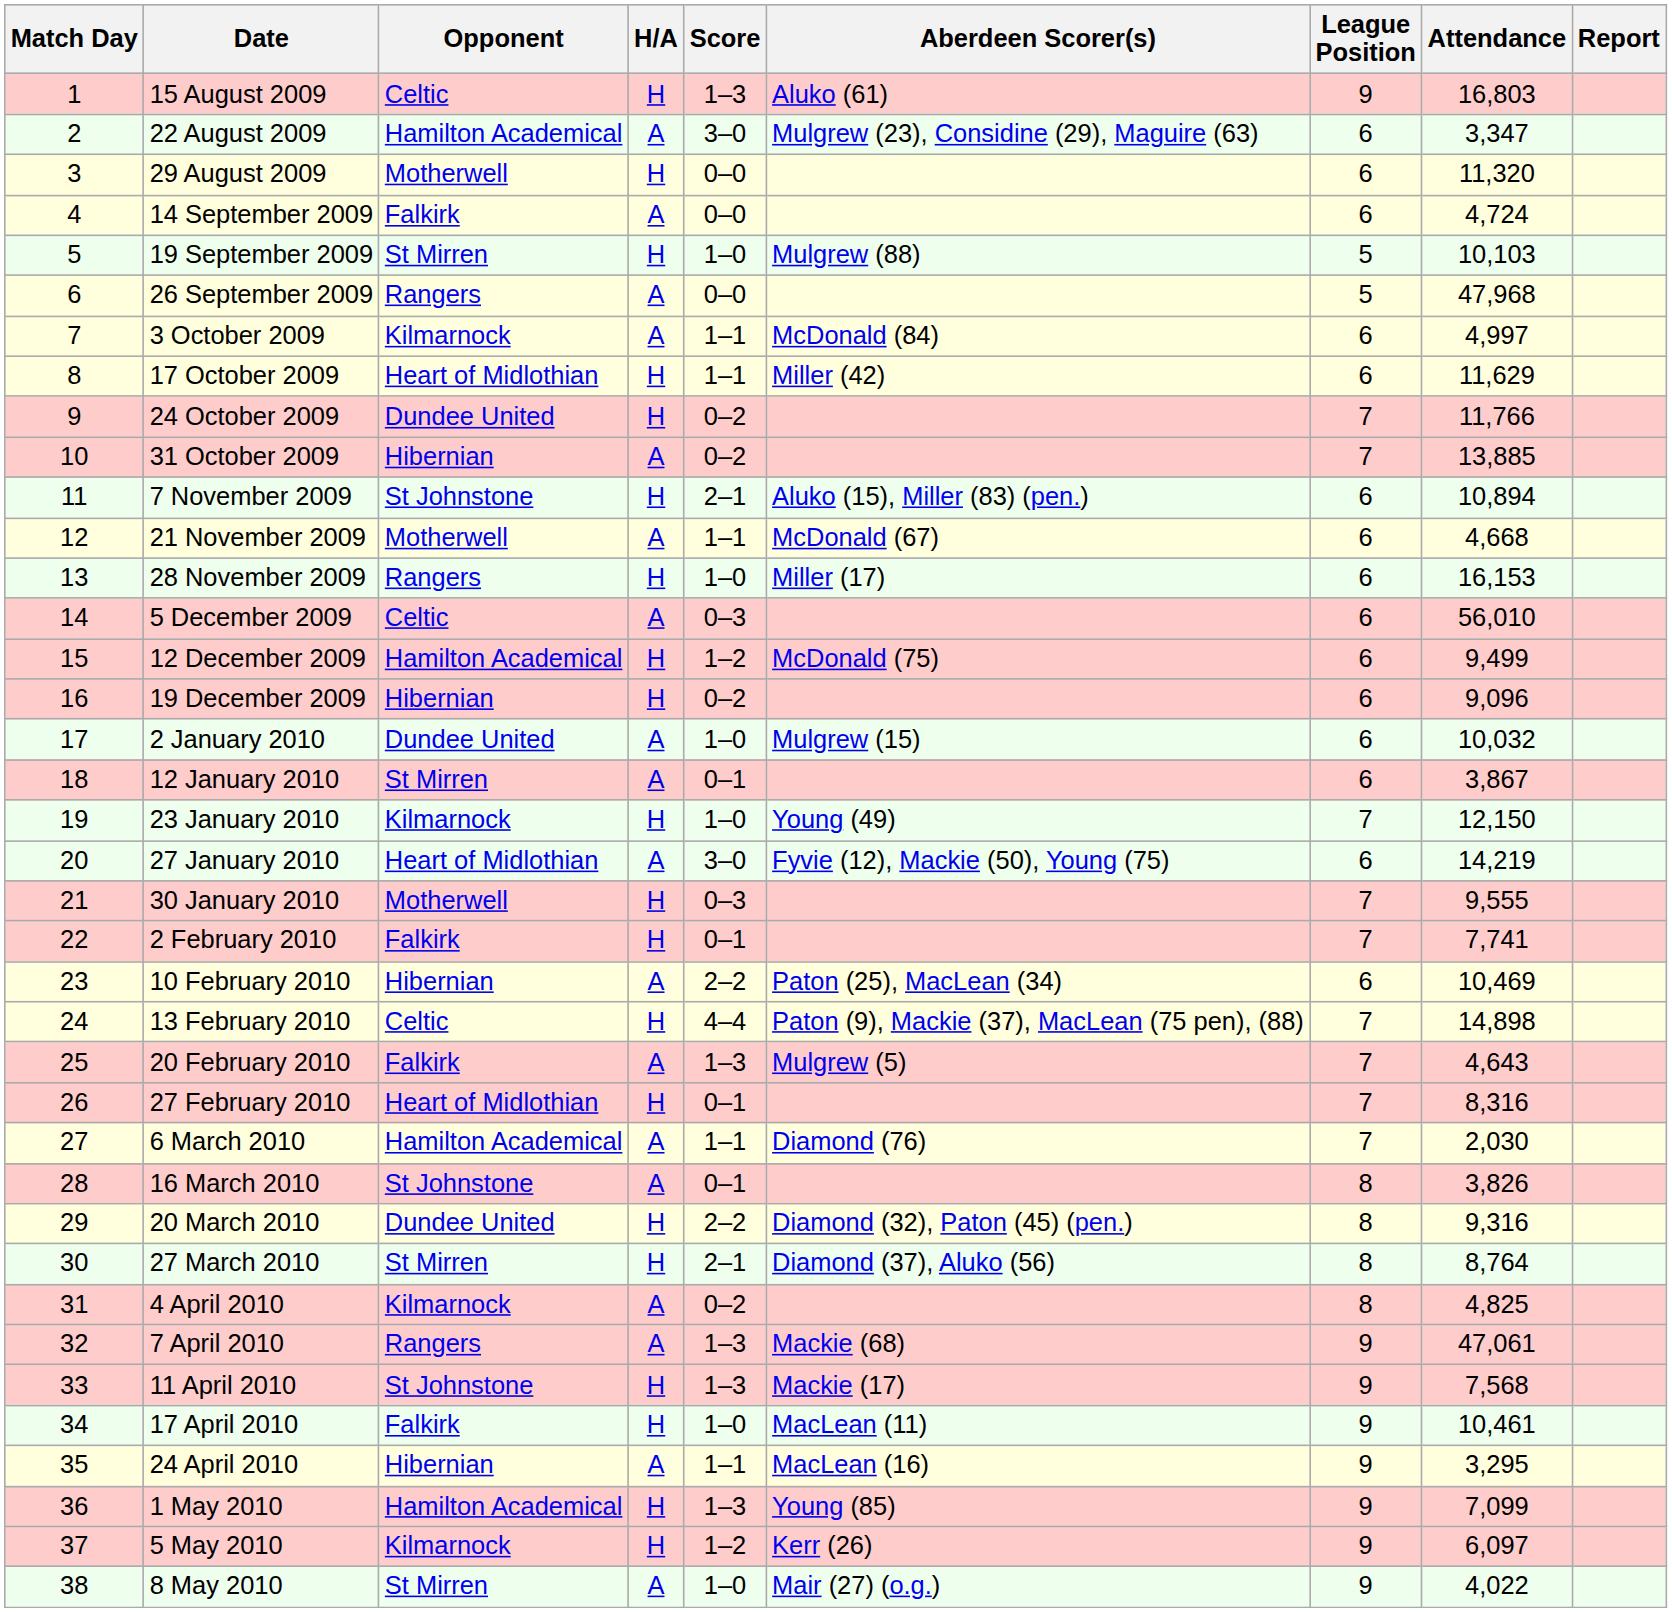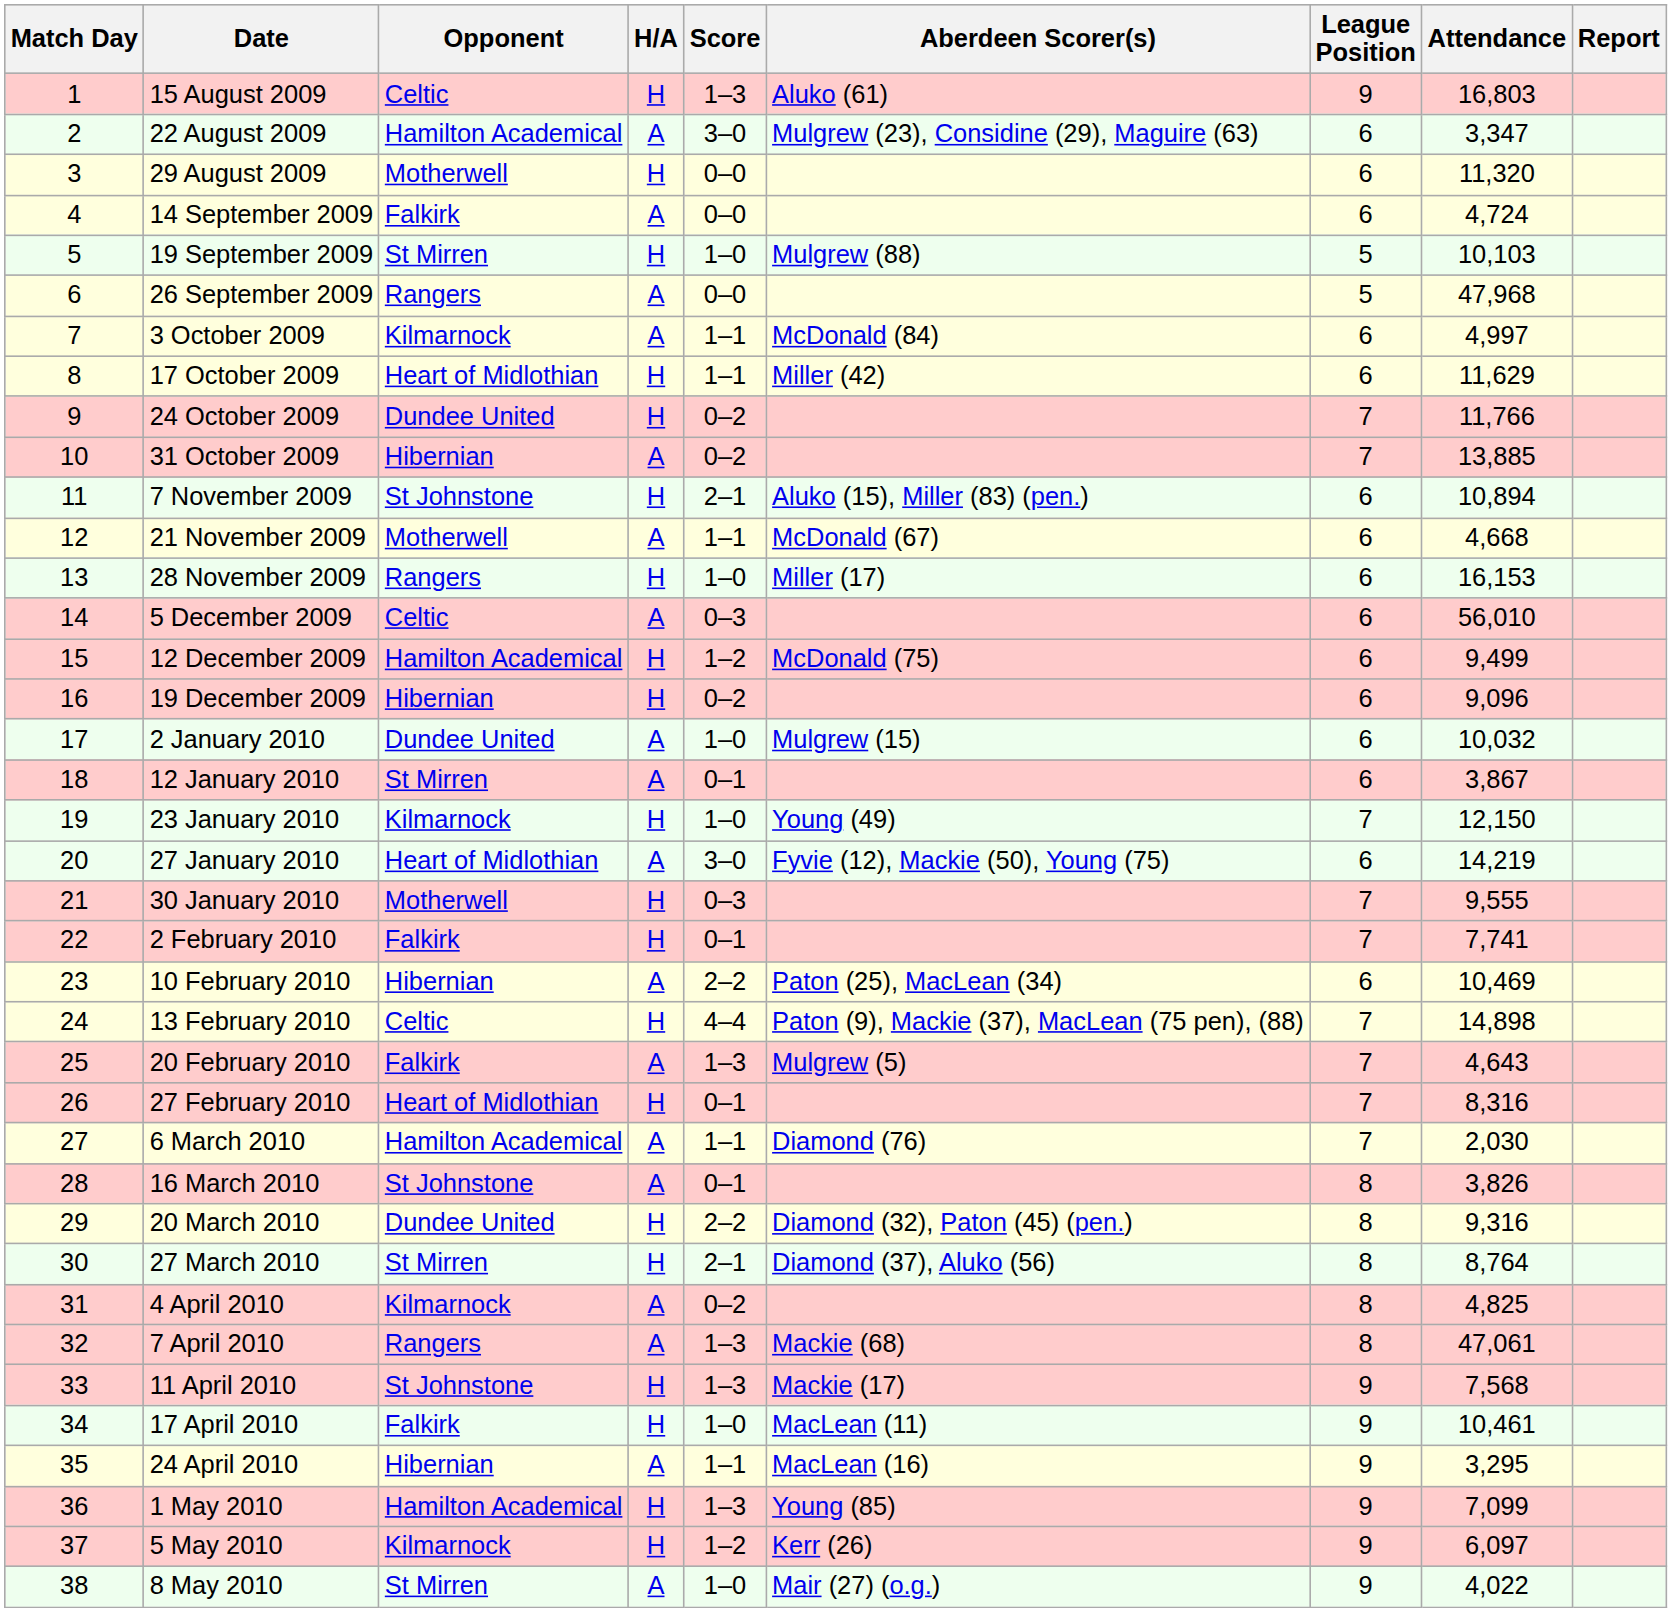(1366, 1344) 9 -> (1366, 1344) 8
